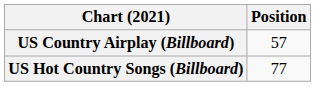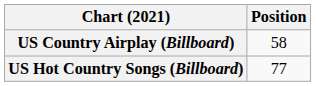(279, 42) 57 -> (279, 42) 58
